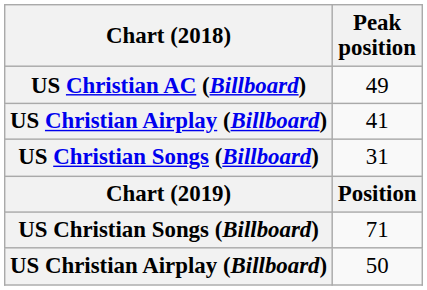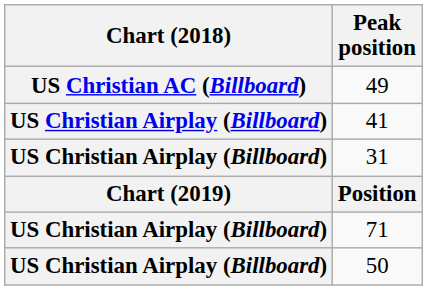(169, 157) US Christian Songs (Billboard) -> (169, 157) US Christian Airplay (Billboard)
(169, 229) US Christian Songs (Billboard) -> (169, 229) US Christian Airplay (Billboard)
